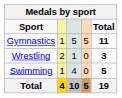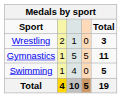rows swapped: (31, 56) <-> (31, 41)
